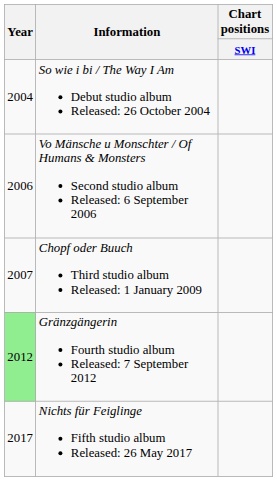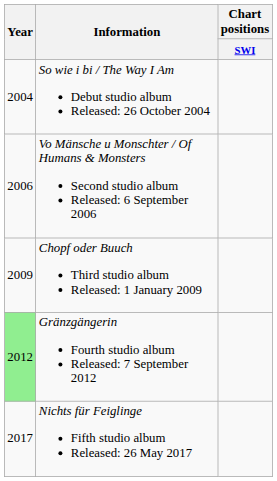(20, 275) 2007 -> (20, 275) 2009
